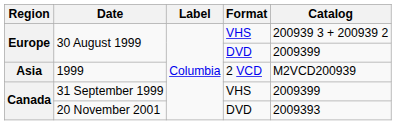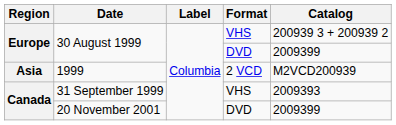(297, 91) 2009399 -> (297, 91) 2009393
(297, 110) 2009393 -> (297, 110) 2009399
